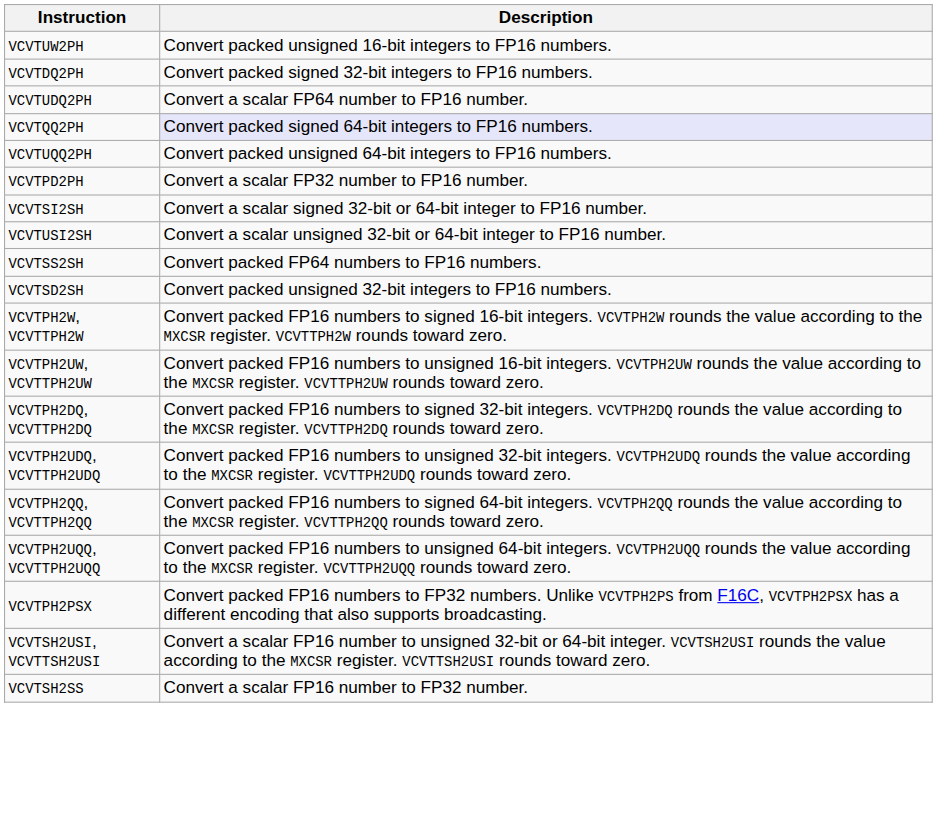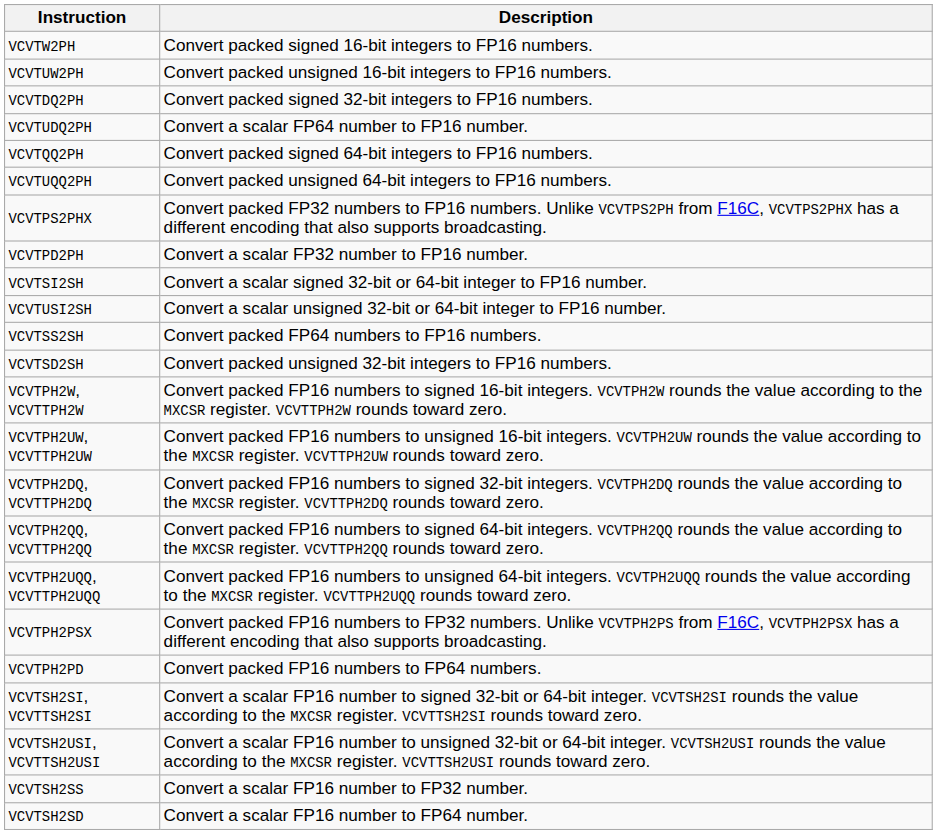+ row: (42, 47)
(378, 126) lavender background -> (378, 153) no background
+ row: (50, 219)
- row: (54, 466)
+ row: (46, 670)
+ row: (50, 706)
+ row: (46, 818)
